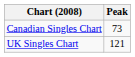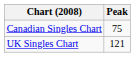(117, 28) 73 -> (117, 28) 75
